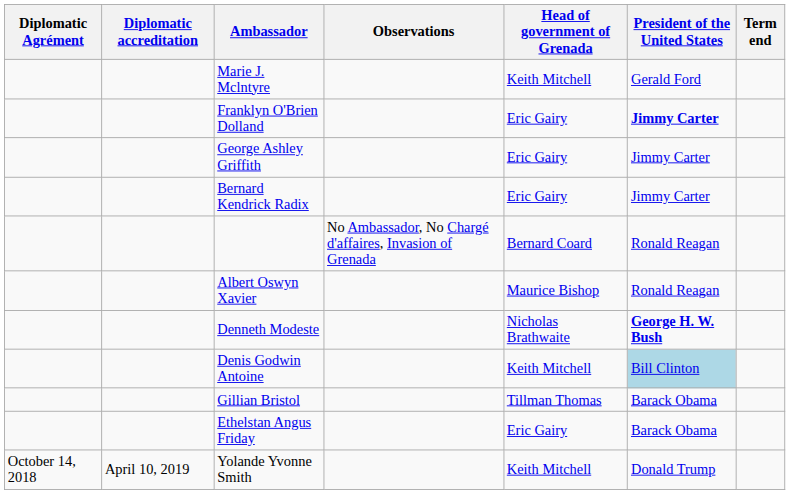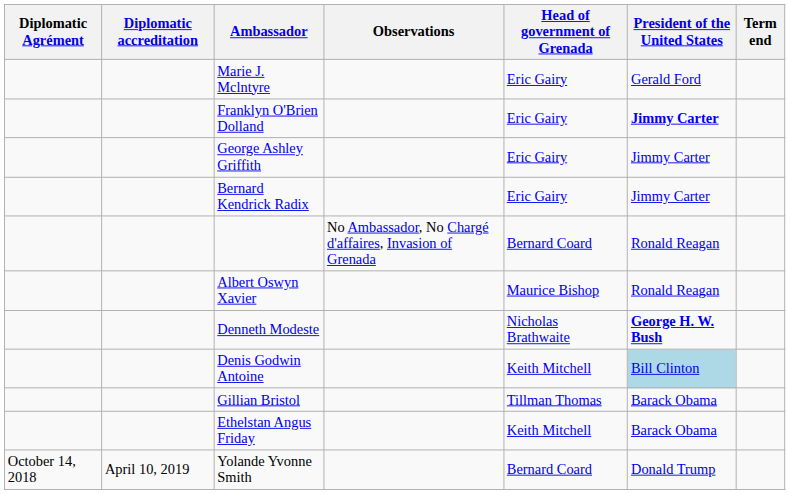(549, 79) Keith Mitchell -> (537, 79) Eric Gairy
(537, 430) Eric Gairy -> (549, 430) Keith Mitchell
(549, 469) Keith Mitchell -> (549, 469) Bernard Coard
